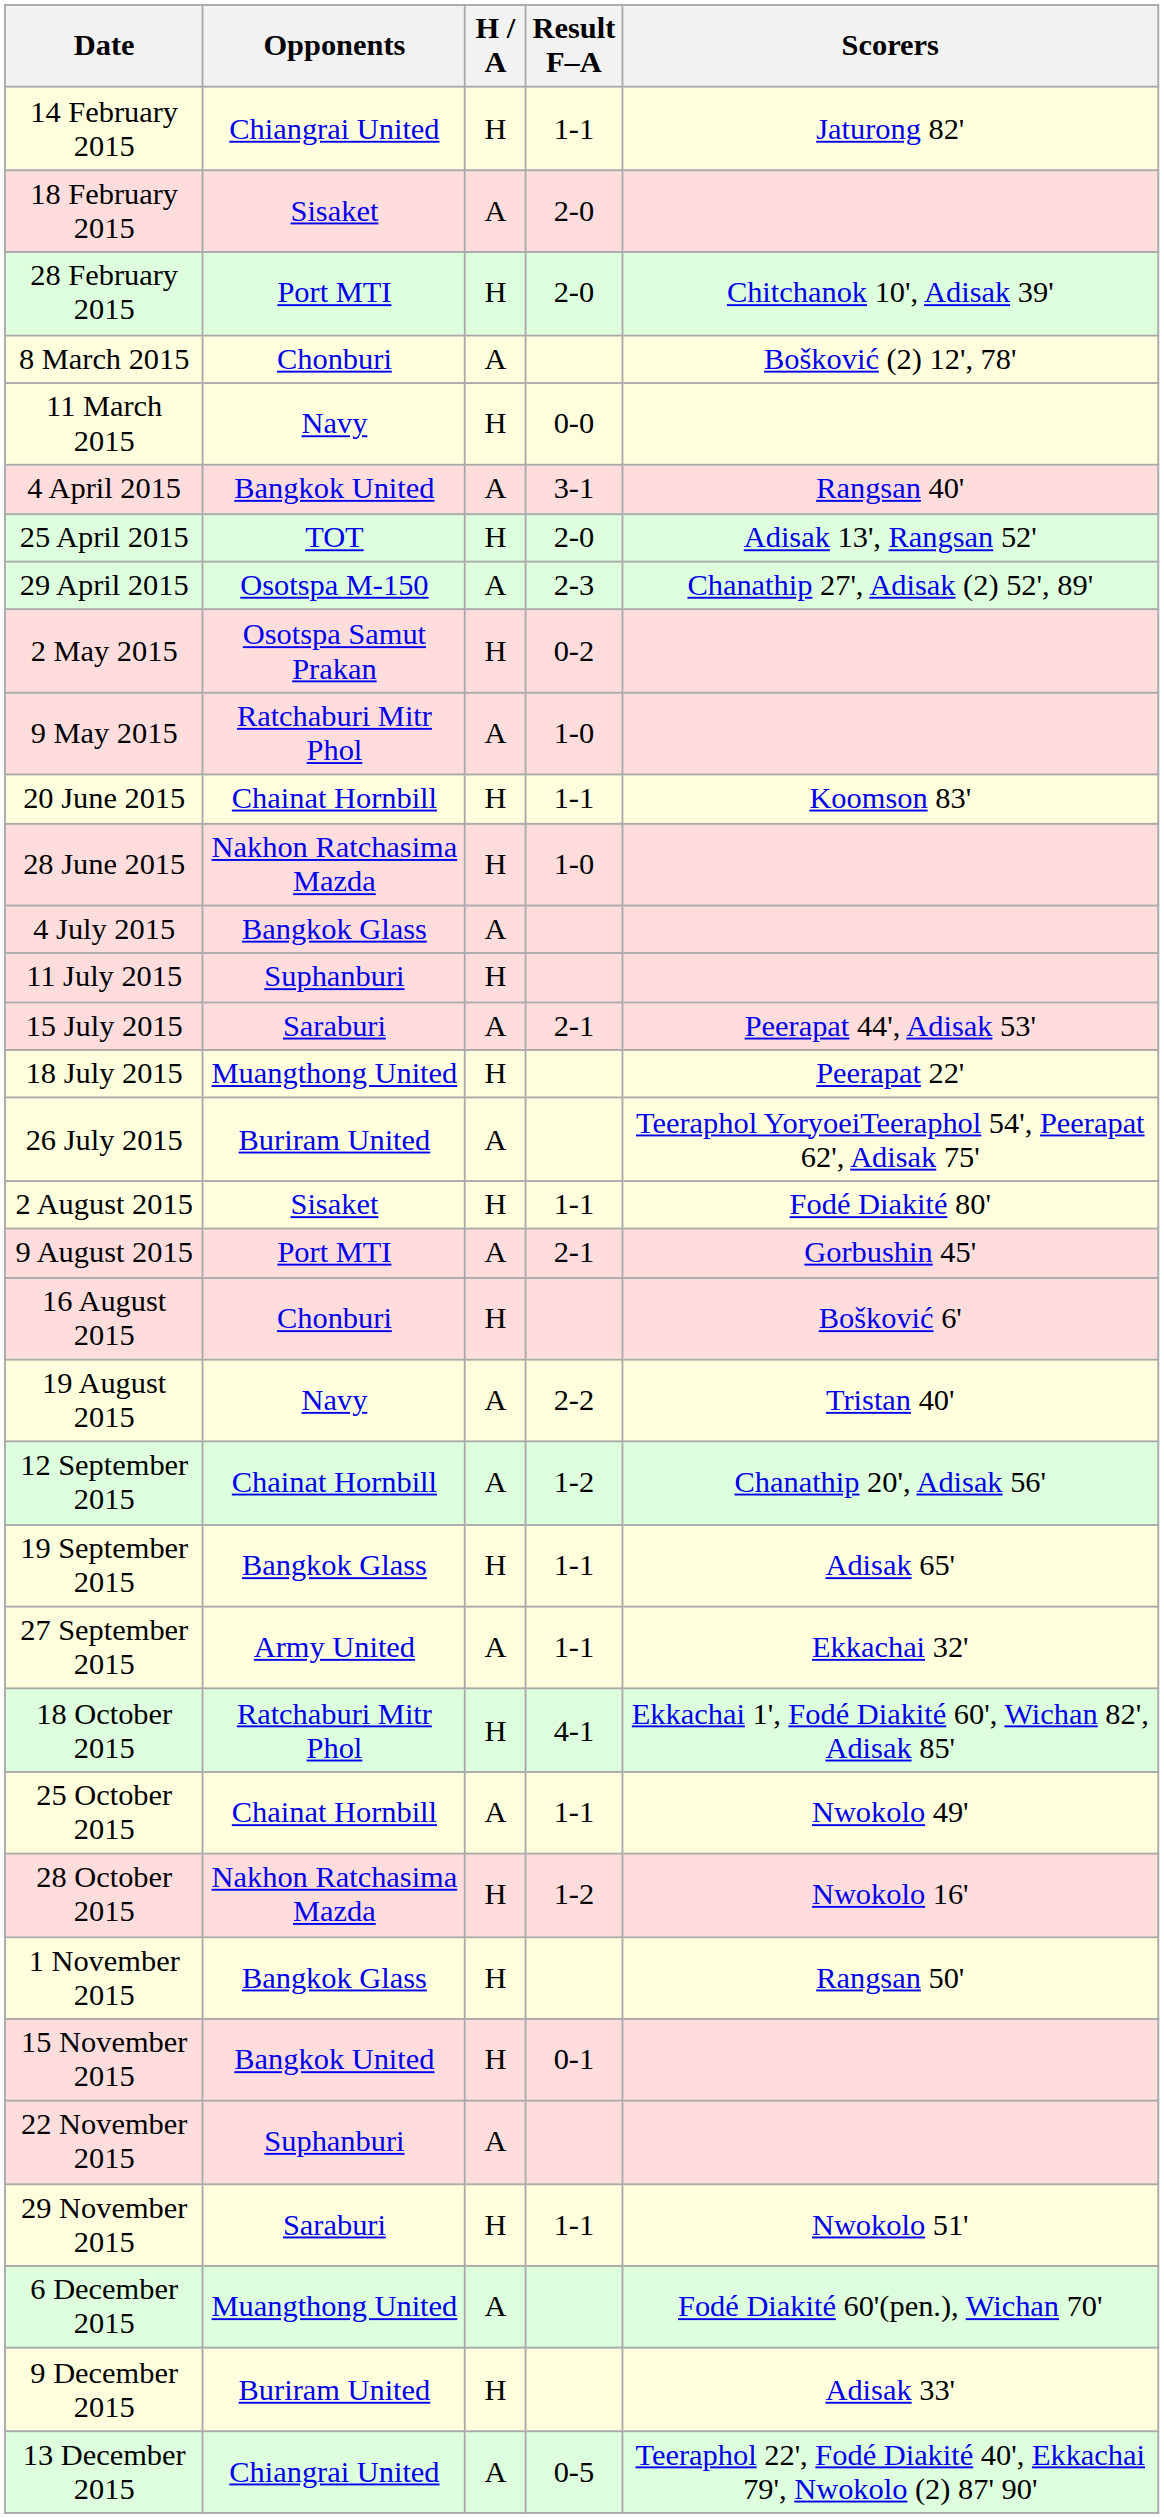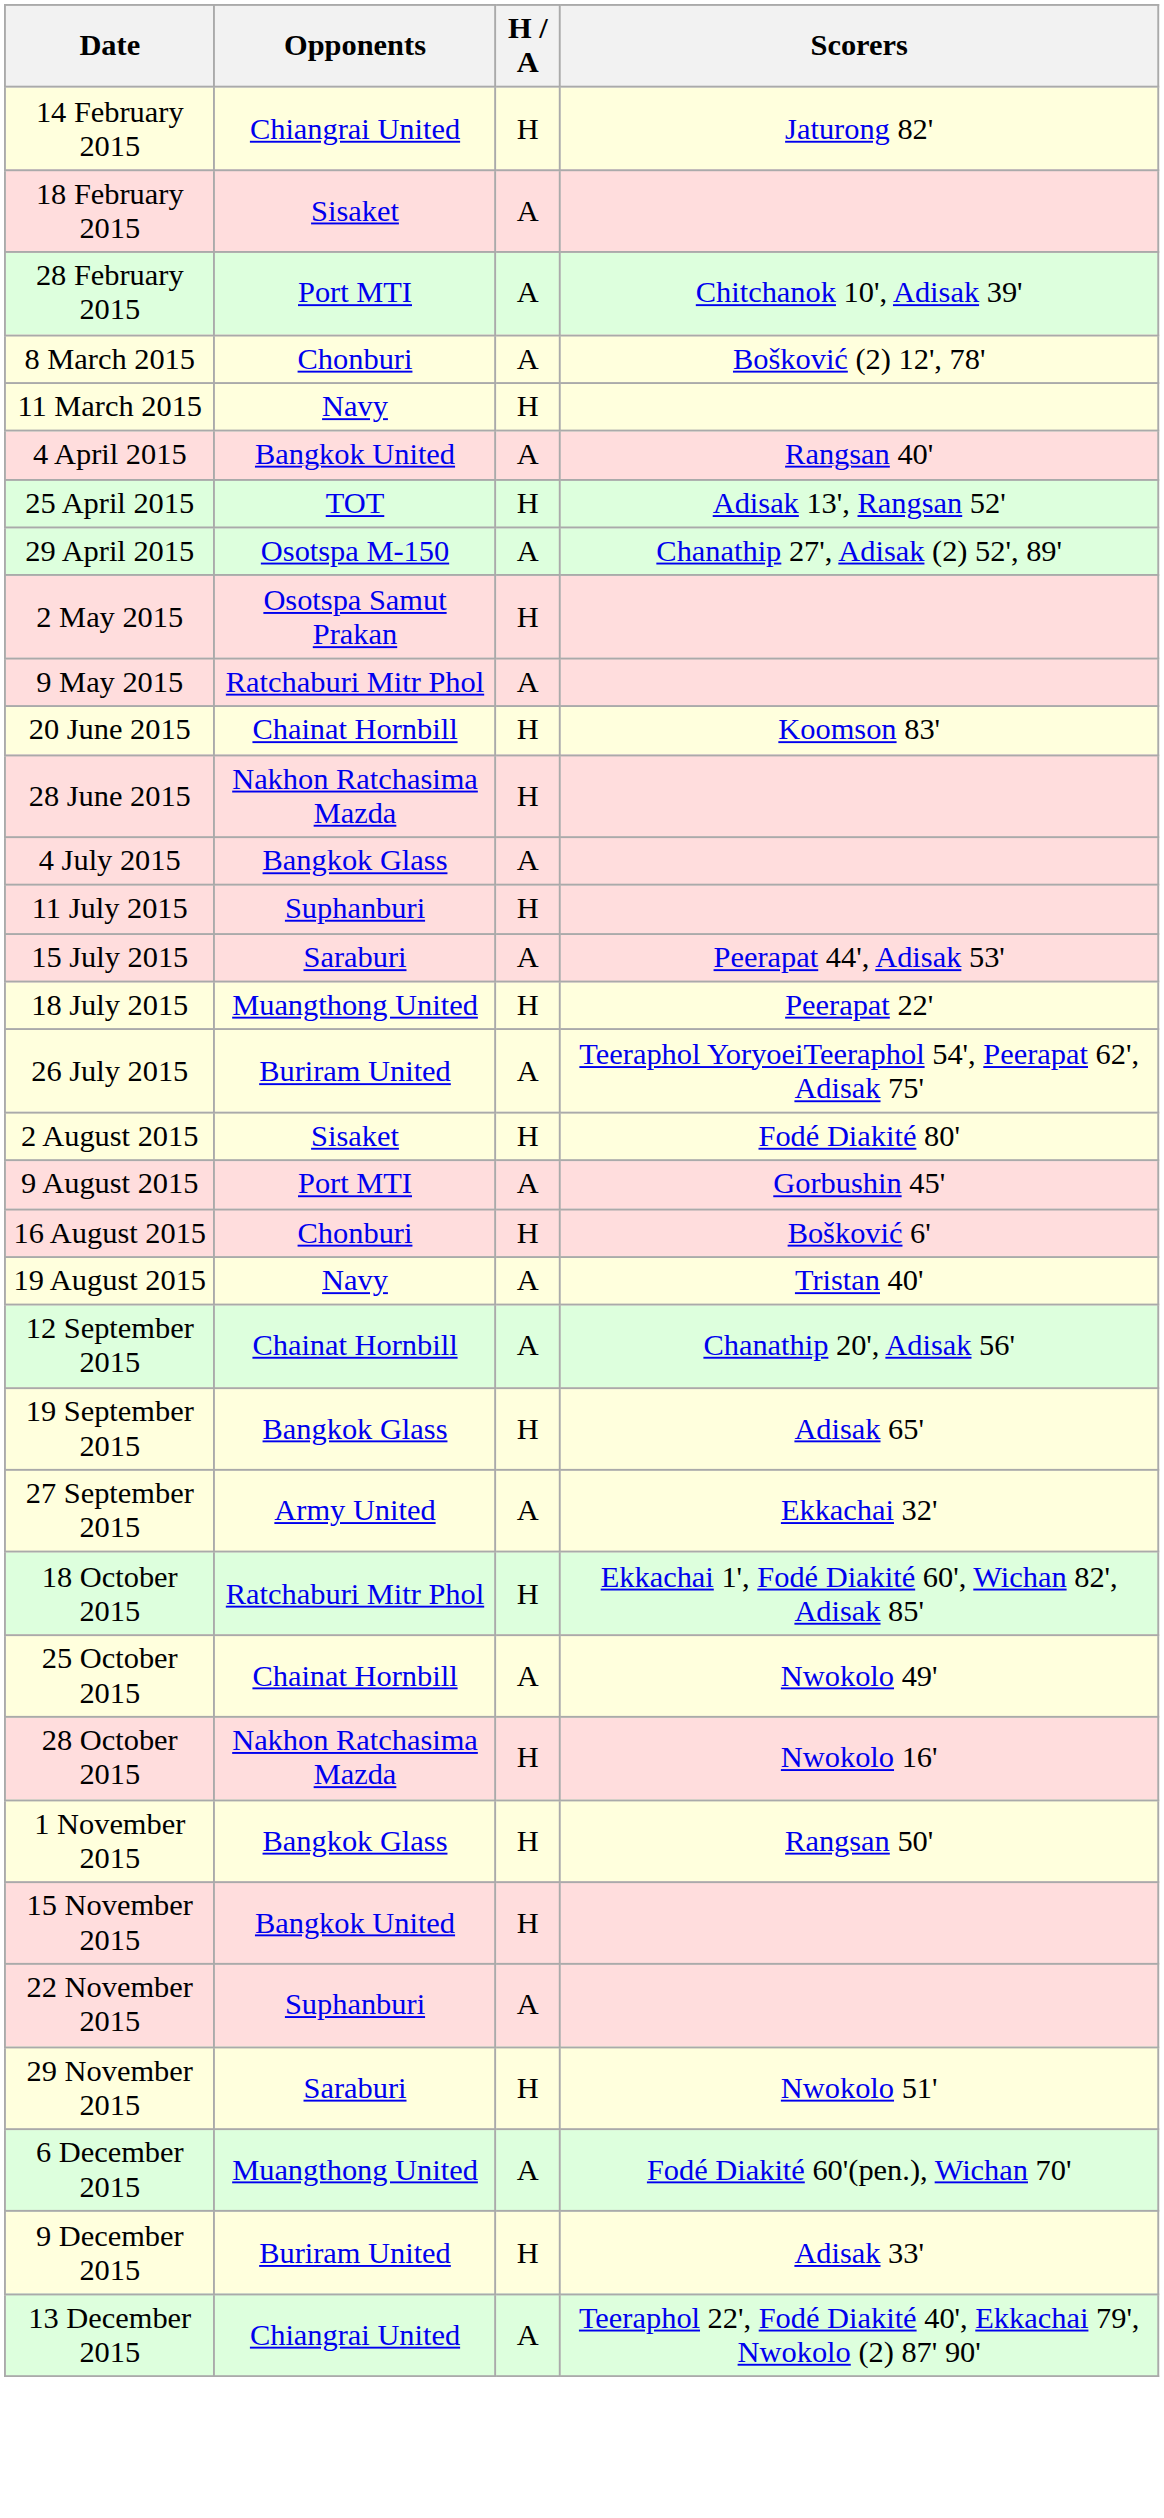- column: (574, 45)
(495, 292) H -> (528, 292) A
